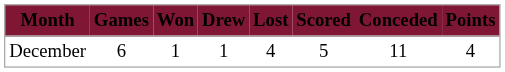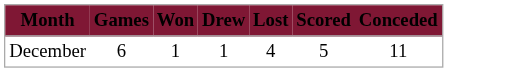- column: (471, 20)
